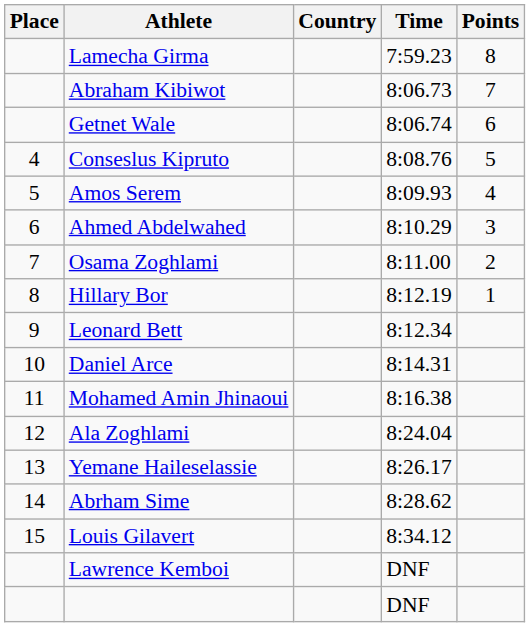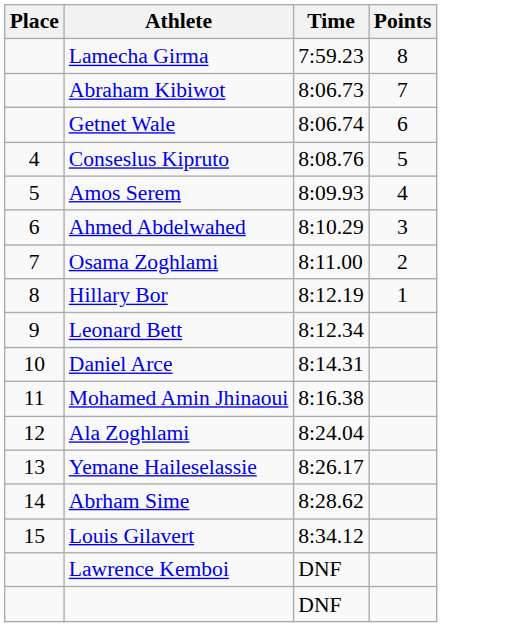- column: (337, 21)
